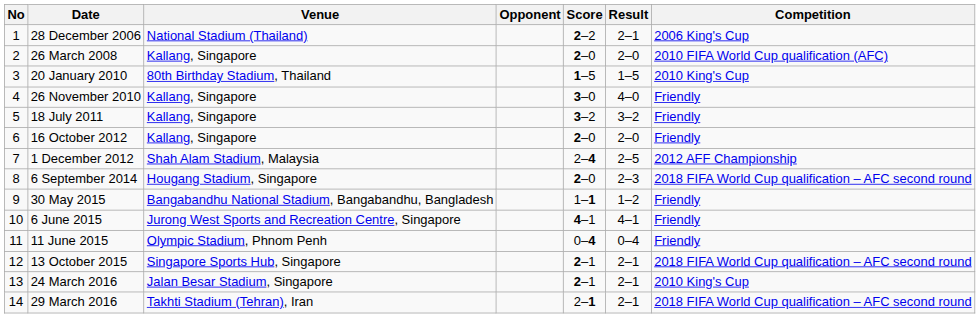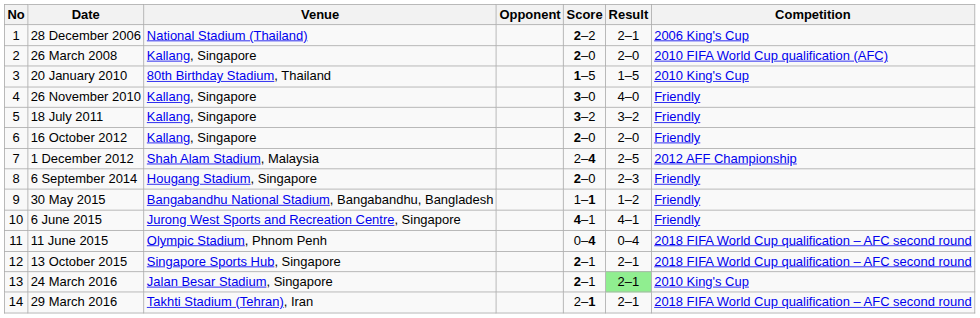(813, 179) 2018 FIFA World Cup qualification – AFC second round -> (677, 179) Friendly
(677, 240) Friendly -> (813, 240) 2018 FIFA World Cup qualification – AFC second round
(628, 281) no background -> (628, 281) lightgreen background
